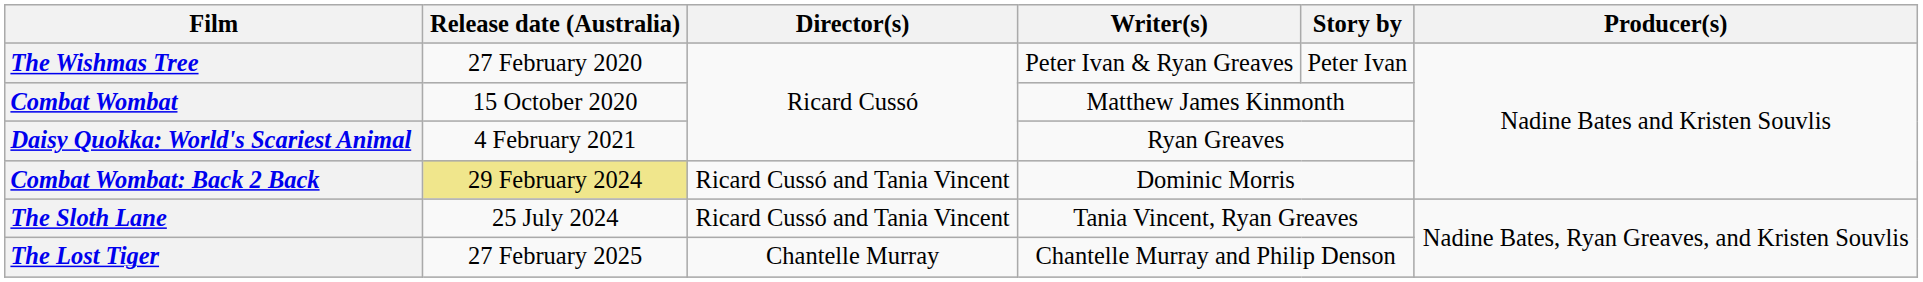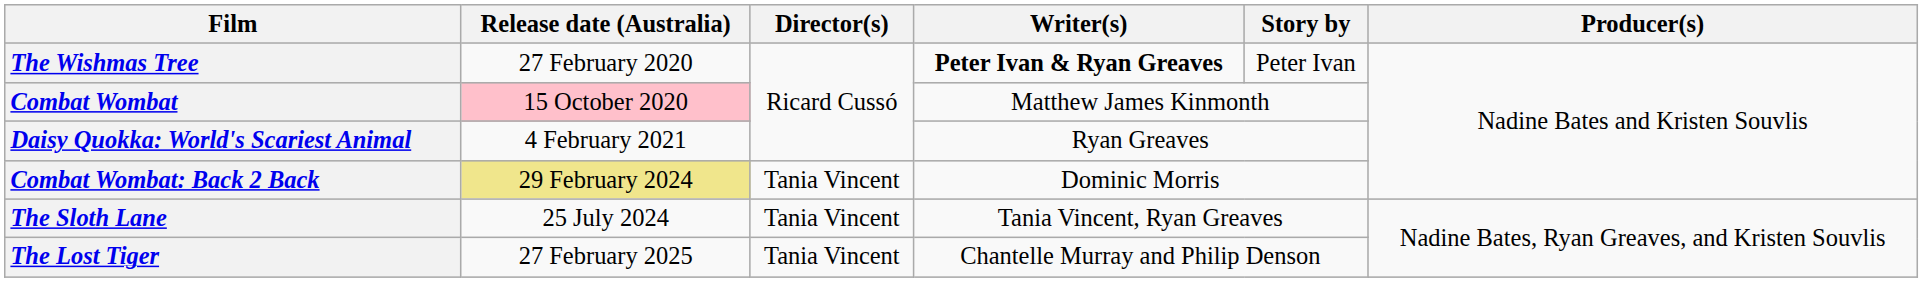(1159, 62) normal -> (1079, 62) bold
(555, 101) no background -> (606, 101) pink background
(853, 179) Ricard Cussó and Tania Vincent -> (832, 179) Tania Vincent
(853, 218) Ricard Cussó and Tania Vincent -> (832, 218) Tania Vincent
(853, 256) Chantelle Murray -> (832, 256) Tania Vincent
